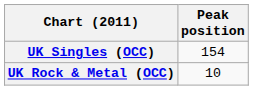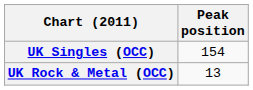(213, 74) 10 -> (213, 74) 13
